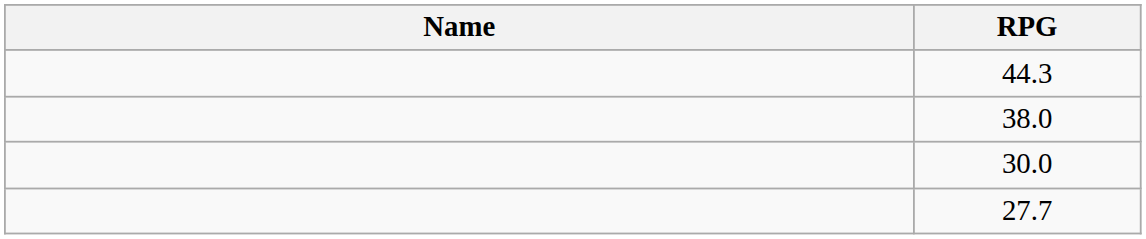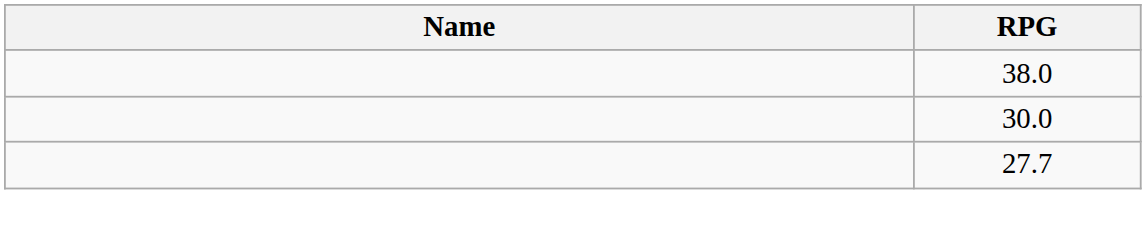- row: (1027, 73)
